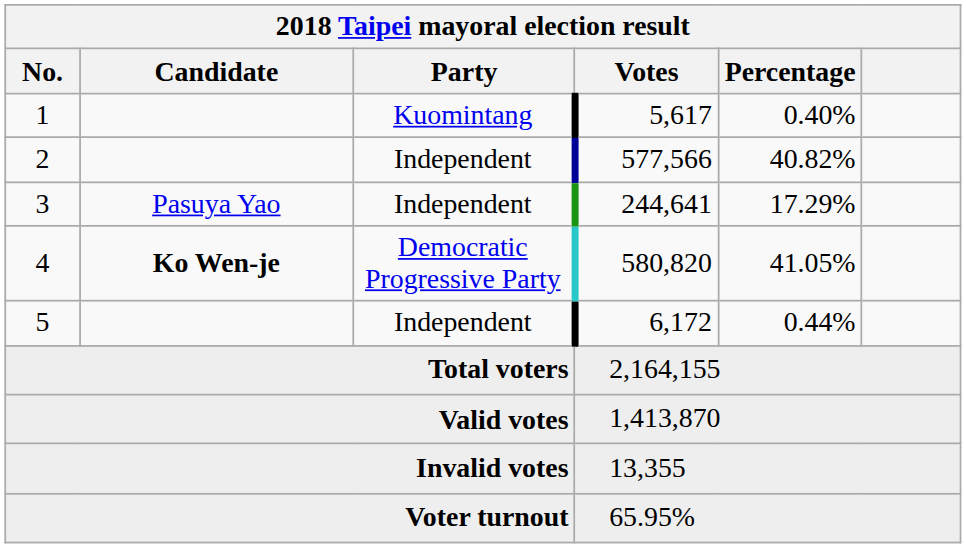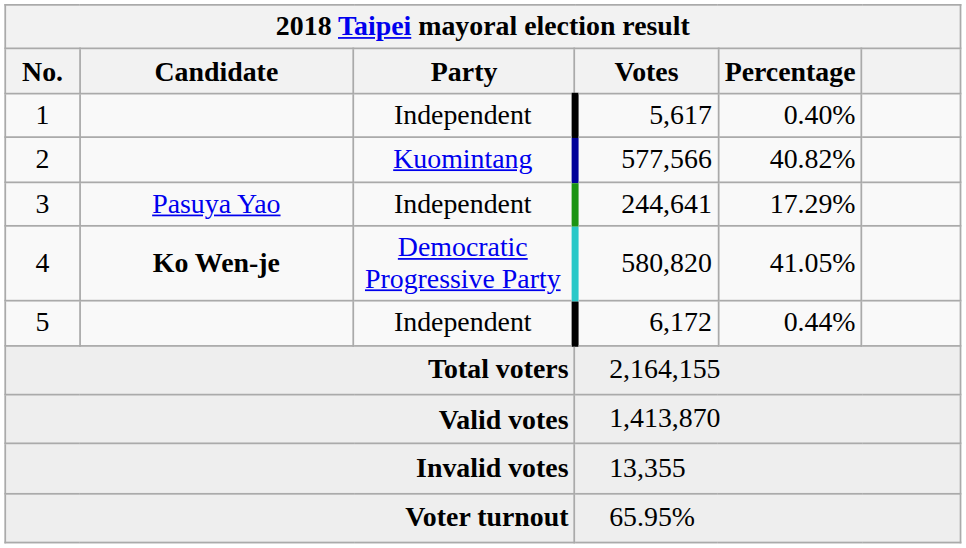(463, 114) Kuomintang -> (463, 114) Independent
(463, 159) Independent -> (463, 159) Kuomintang
